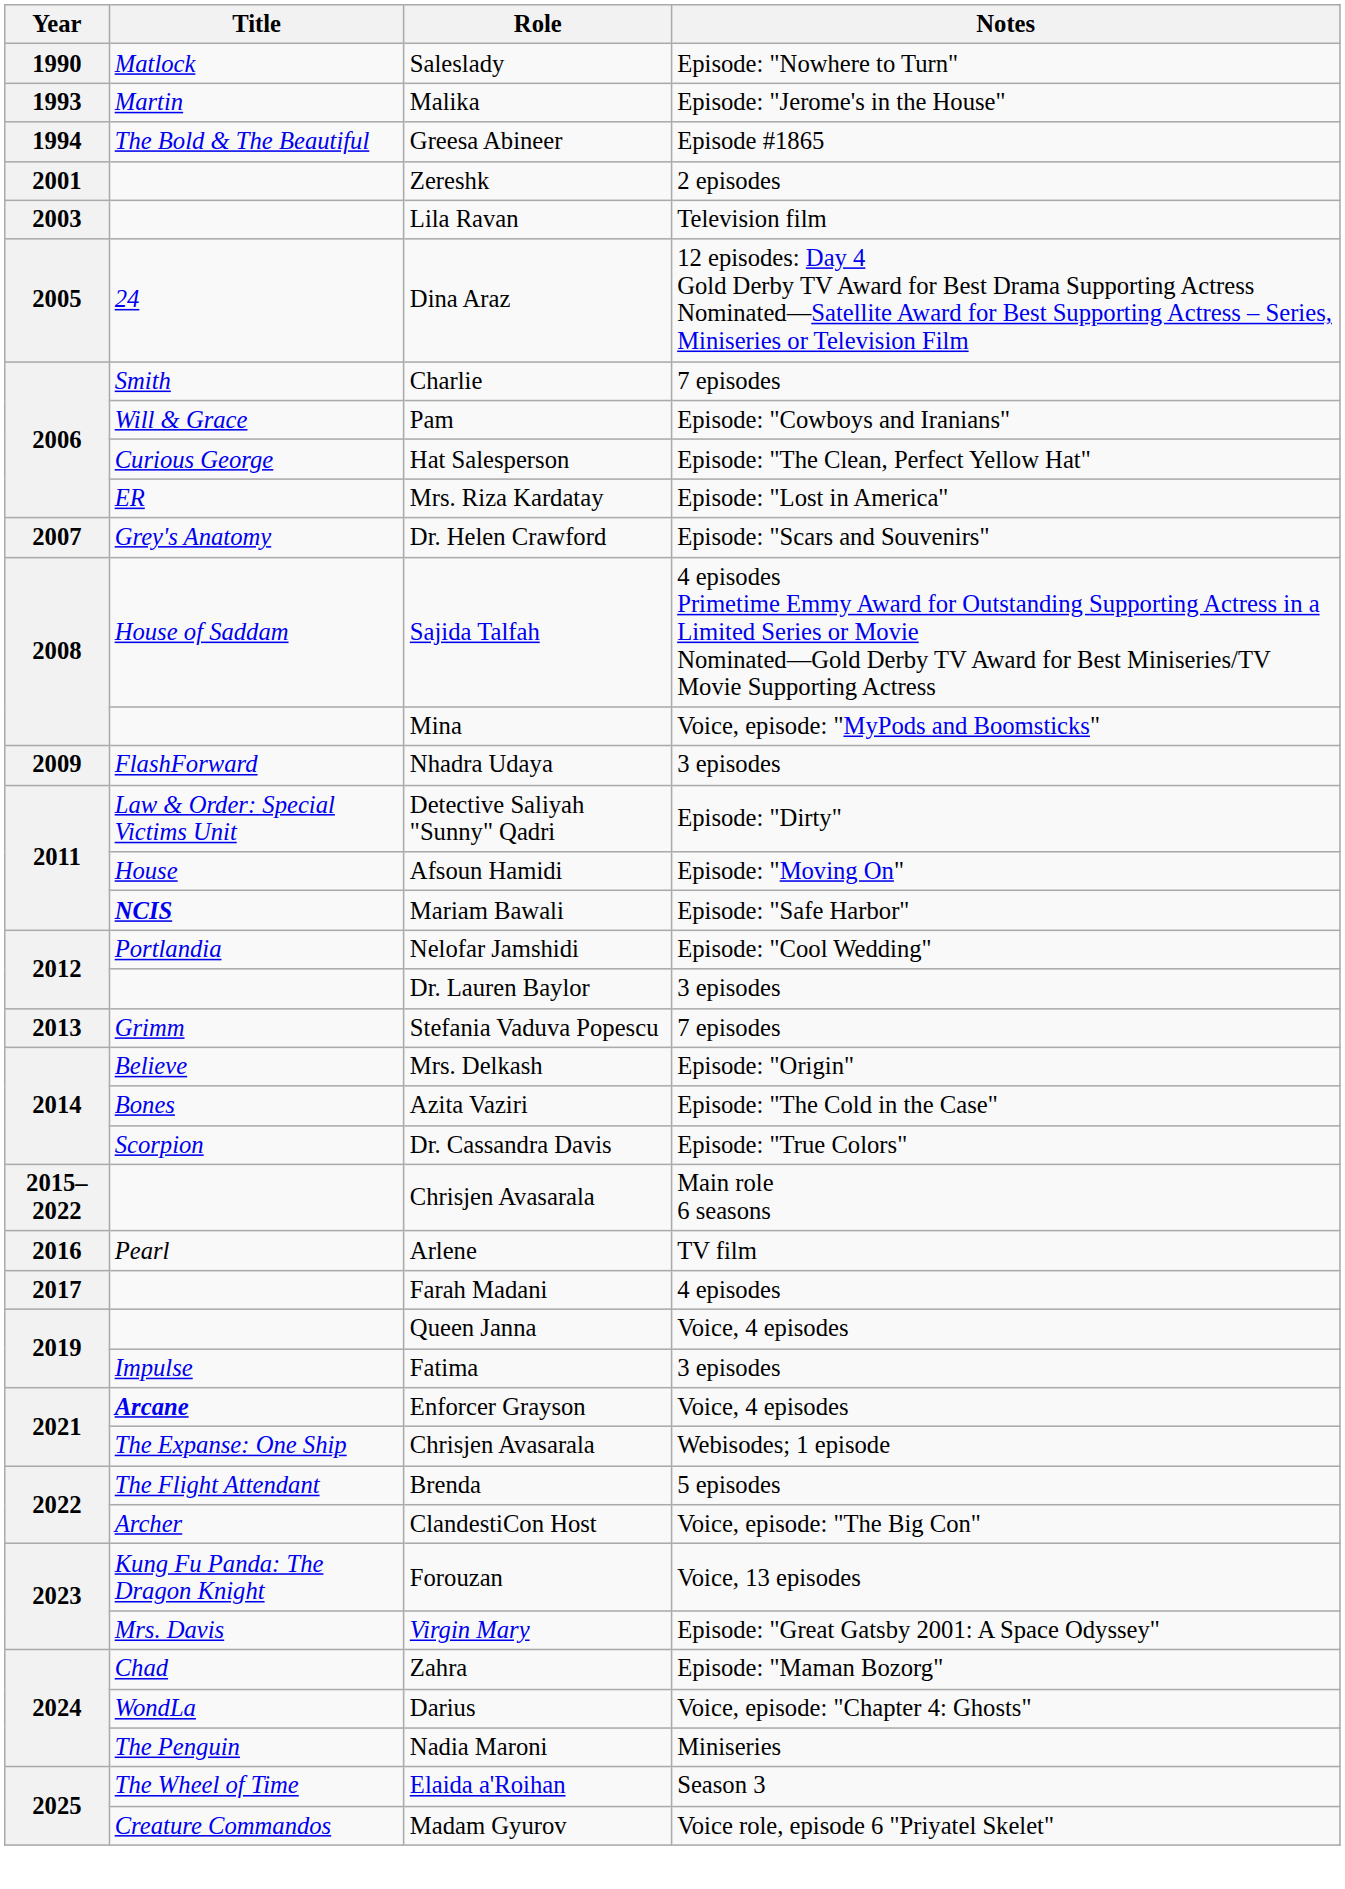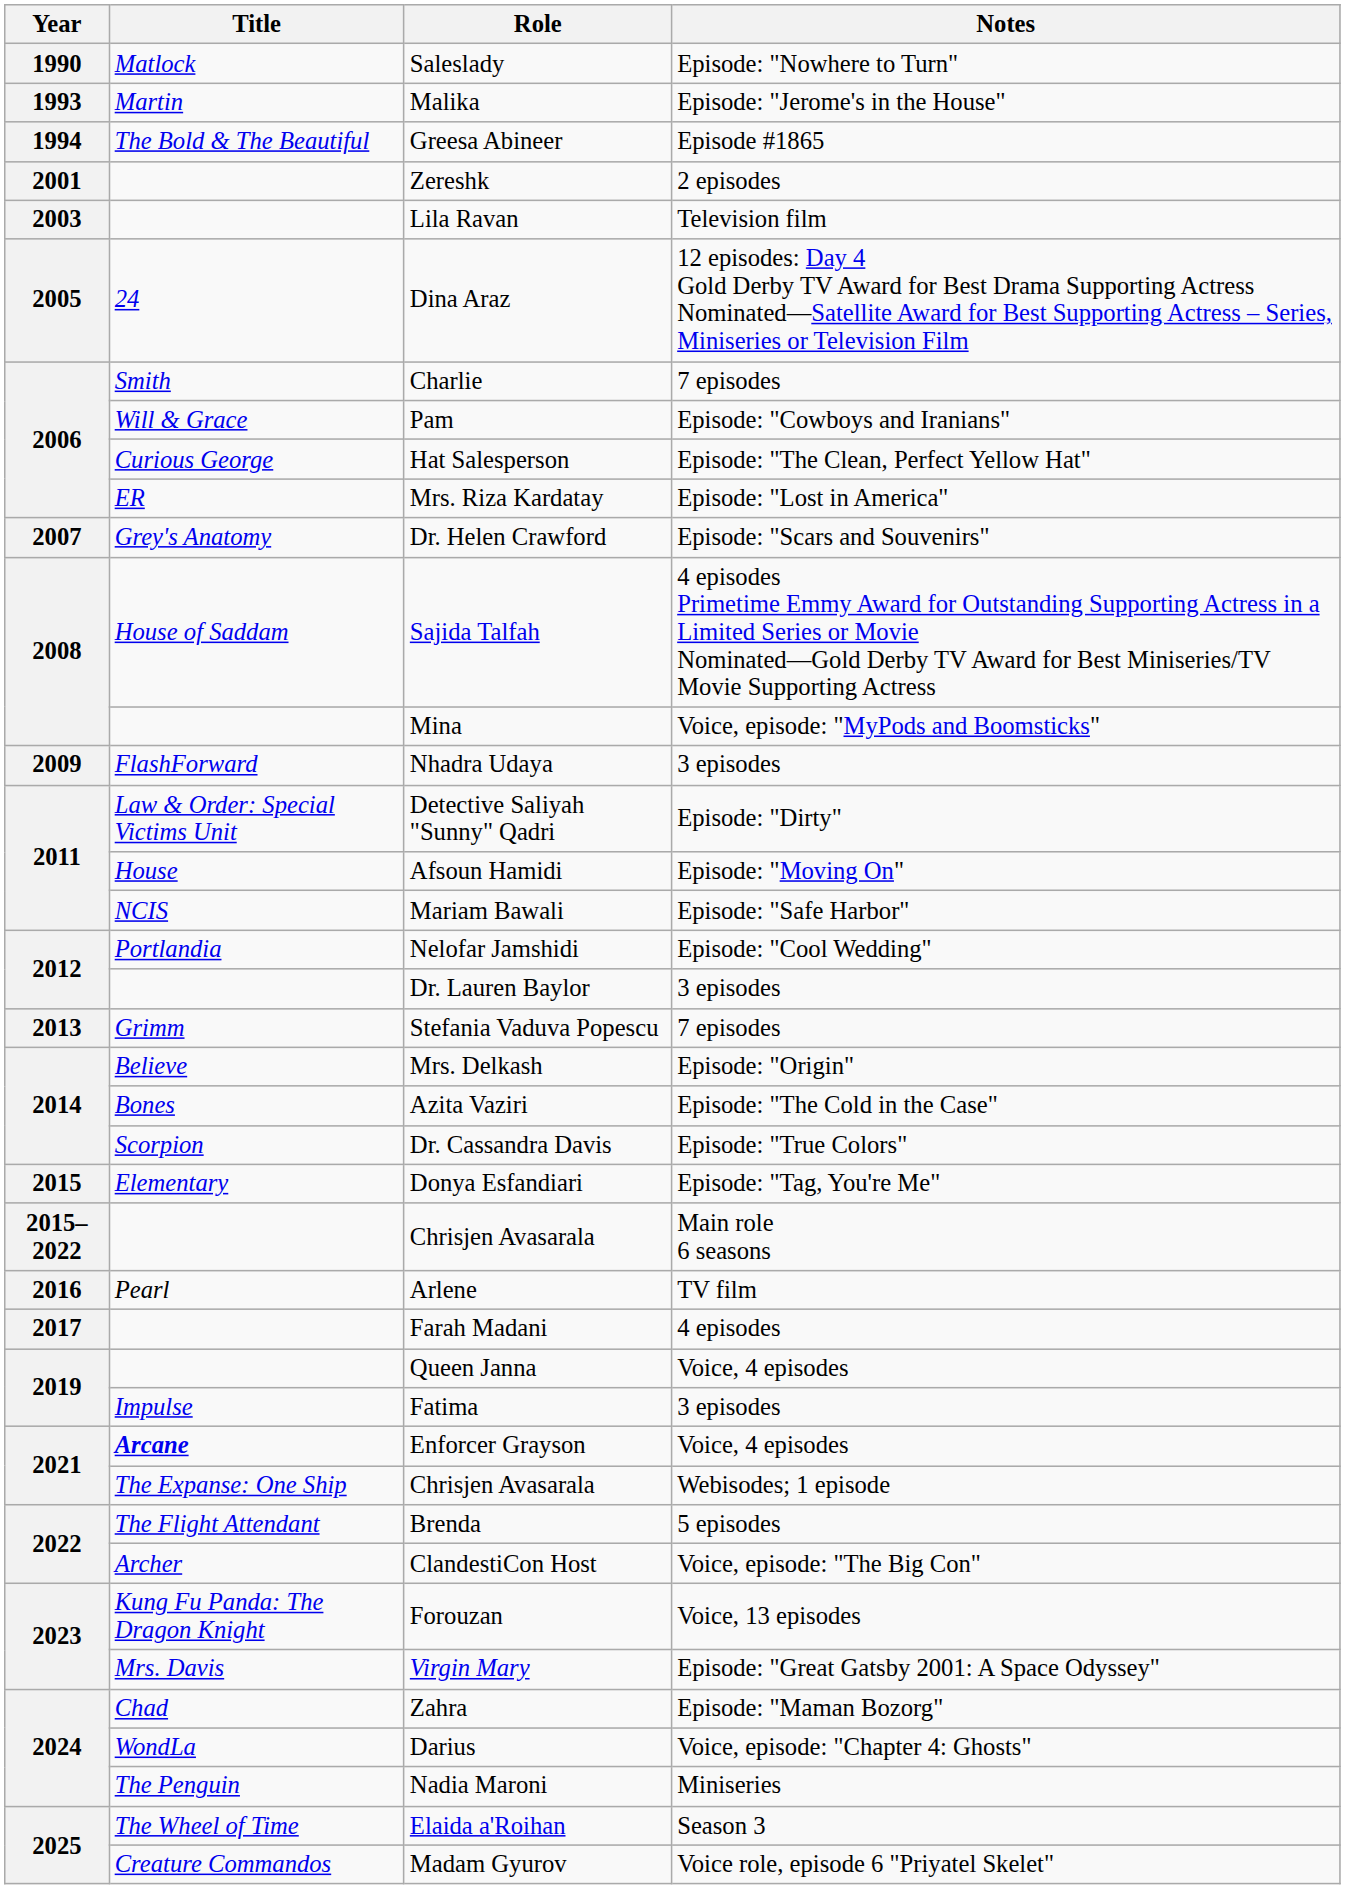(143, 910) bold -> (141, 910) normal
+ row: (496, 1183)
